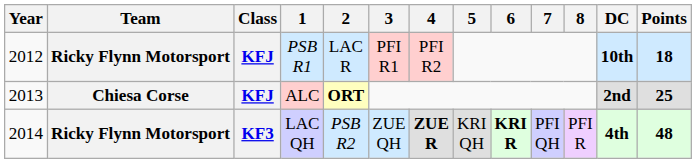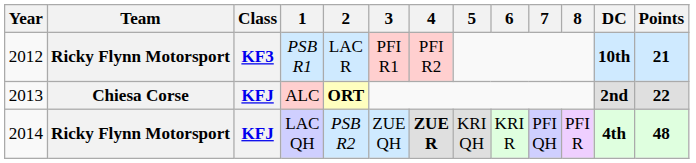(258, 56) KFJ -> (258, 56) KF3
(664, 56) 18 -> (661, 56) 21
(664, 94) 25 -> (661, 94) 22
(258, 133) KF3 -> (258, 133) KFJ
(511, 133) bold -> (509, 133) normal
